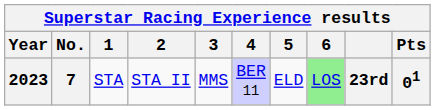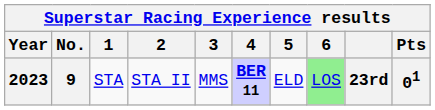(71, 81) 7 -> (71, 81) 9
(251, 81) normal -> (251, 81) bold
